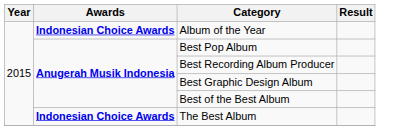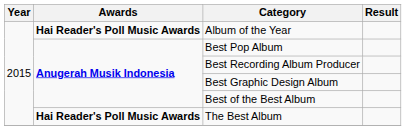(105, 30) Indonesian Choice Awards -> (118, 30) Hai Reader's Poll Music Awards
(105, 116) Indonesian Choice Awards -> (118, 116) Hai Reader's Poll Music Awards
